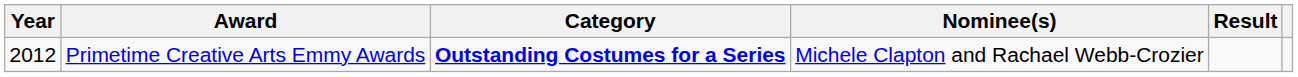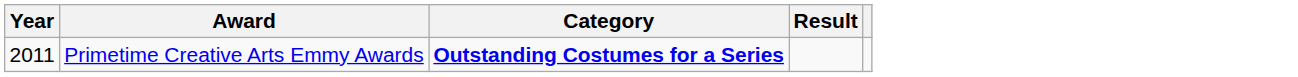- column: (999, 21)
(33, 54) 2012 -> (32, 54) 2011
